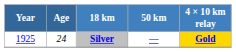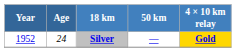(25, 39) 1925 -> (25, 39) 1952
